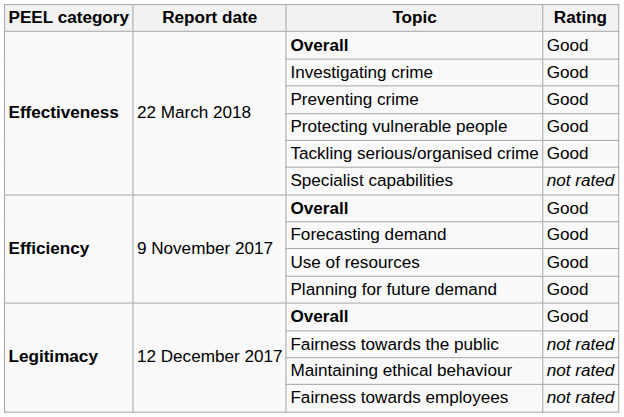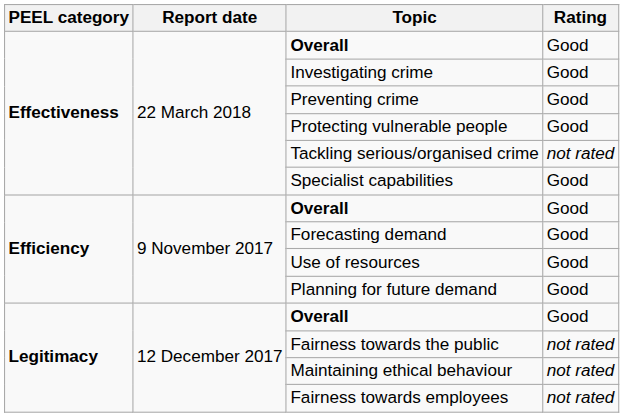(568, 153) Good -> (580, 153) not rated
(580, 180) not rated -> (568, 180) Good
